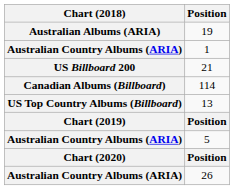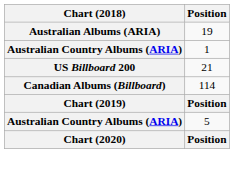- row: (207, 103)
- row: (207, 175)
